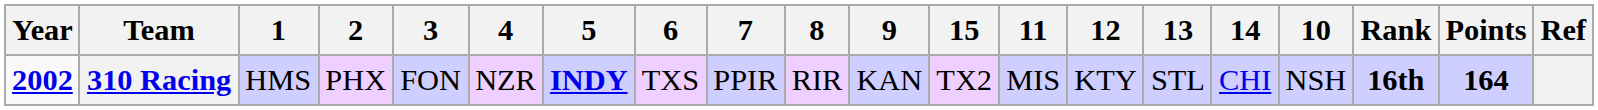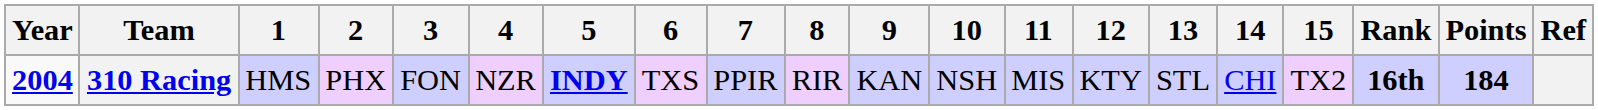columns swapped: (1316, 29) <-> (964, 29)
(42, 79) 2002 -> (42, 79) 2004
(1486, 79) 164 -> (1486, 79) 184
